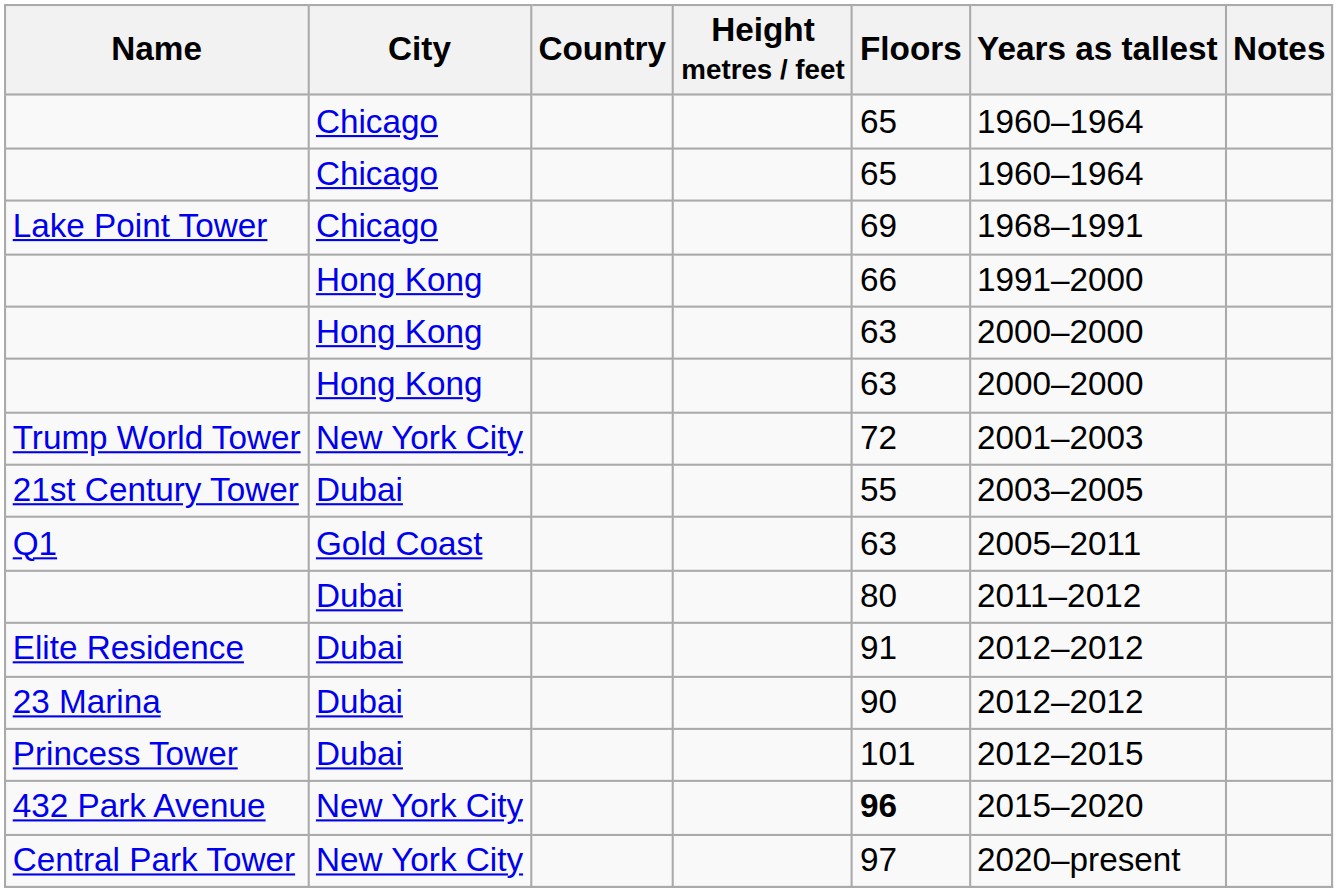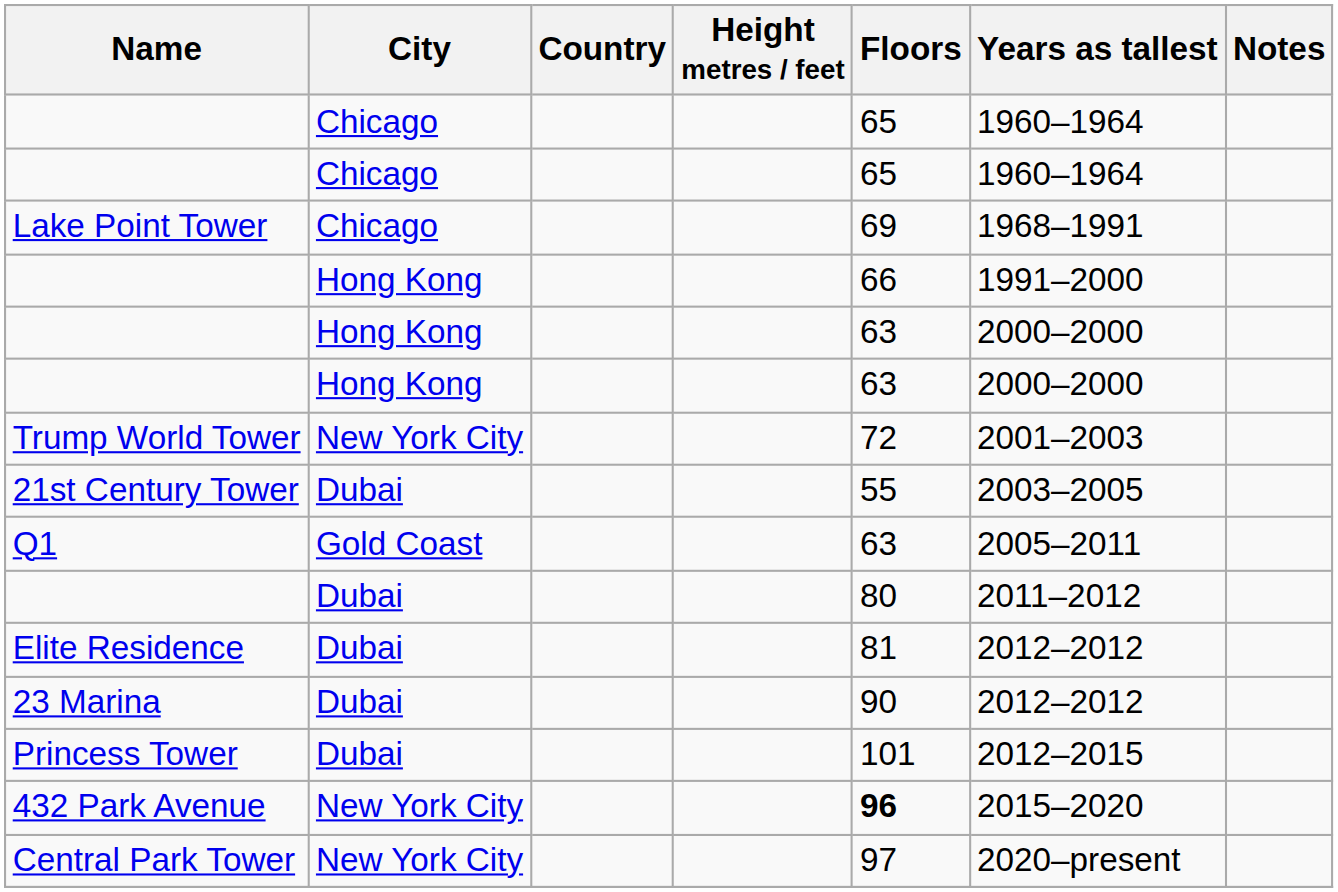(879, 648) 91 -> (879, 648) 81
